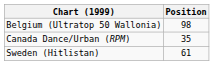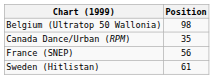+ row: (40, 53)
